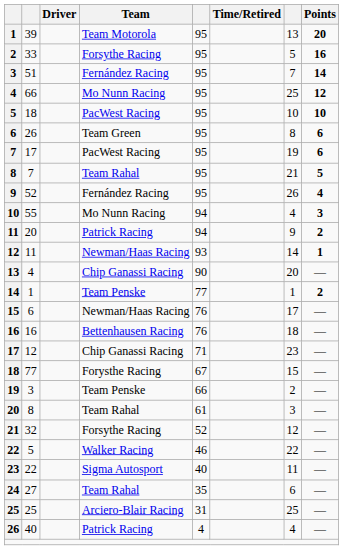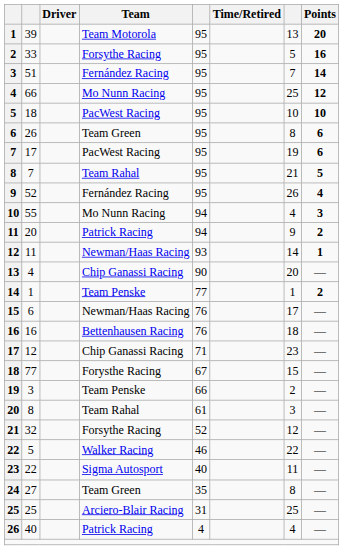(111, 489) Team Rahal -> (111, 489) Team Green
(292, 489) 6 -> (292, 489) 8
